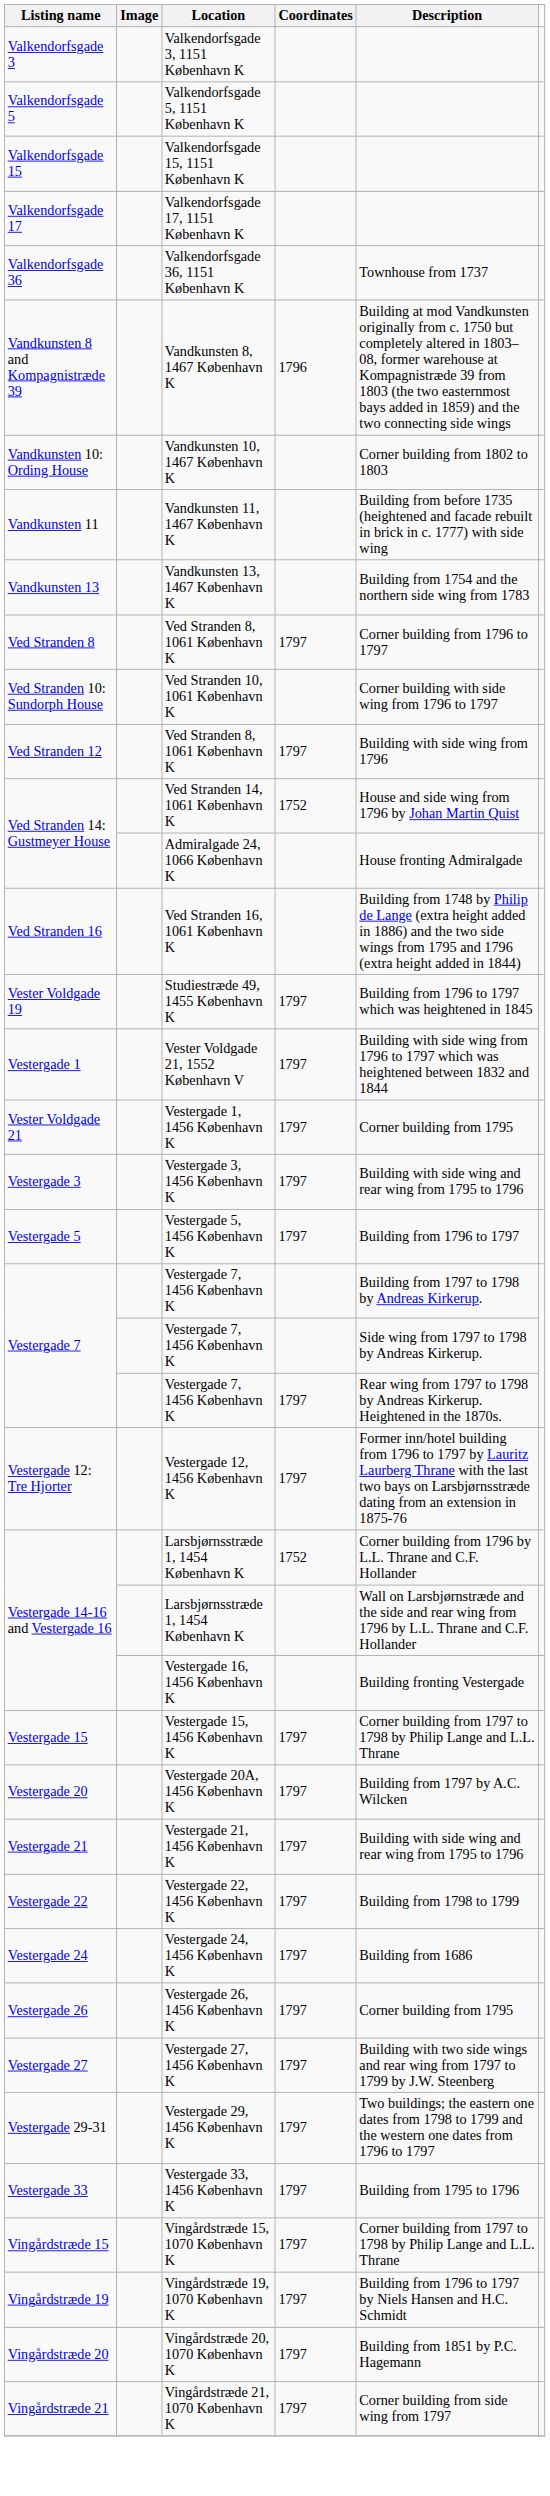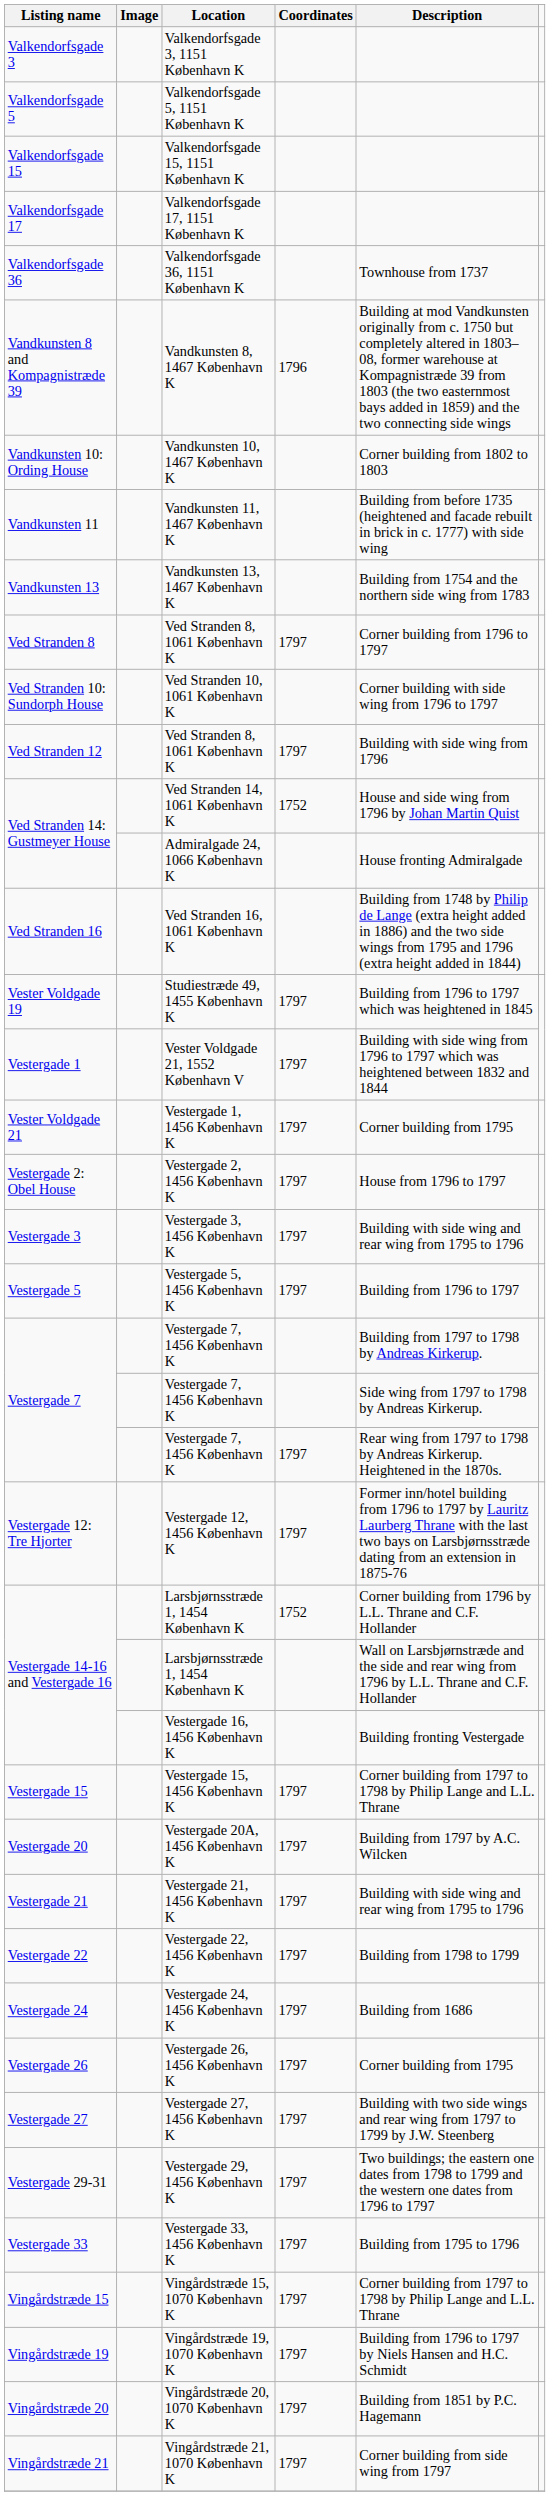+ row: (214, 1181)
